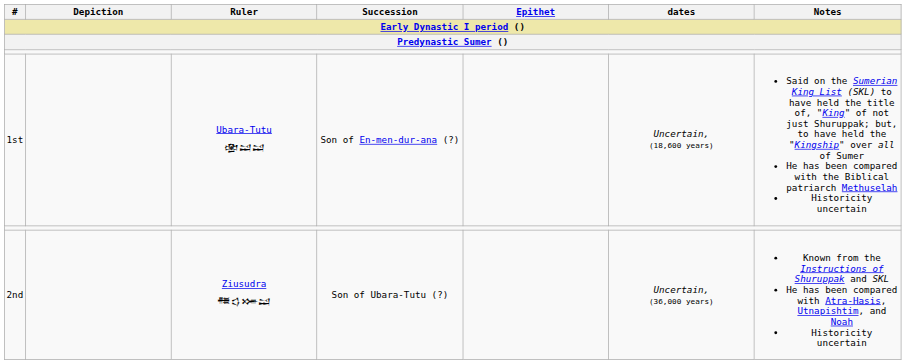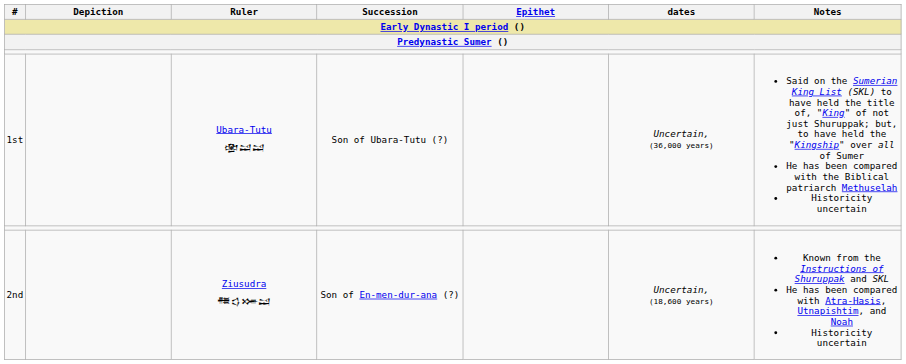(390, 140) Son of En-men-dur-ana (?) -> (390, 140) Son of Ubara-Tutu (?)
(681, 140) Uncertain, (18,600 years) -> (681, 140) Uncertain, (36,000 years)
(390, 295) Son of Ubara-Tutu (?) -> (390, 295) Son of En-men-dur-ana (?)
(681, 295) Uncertain, (36,000 years) -> (681, 295) Uncertain, (18,600 years)
